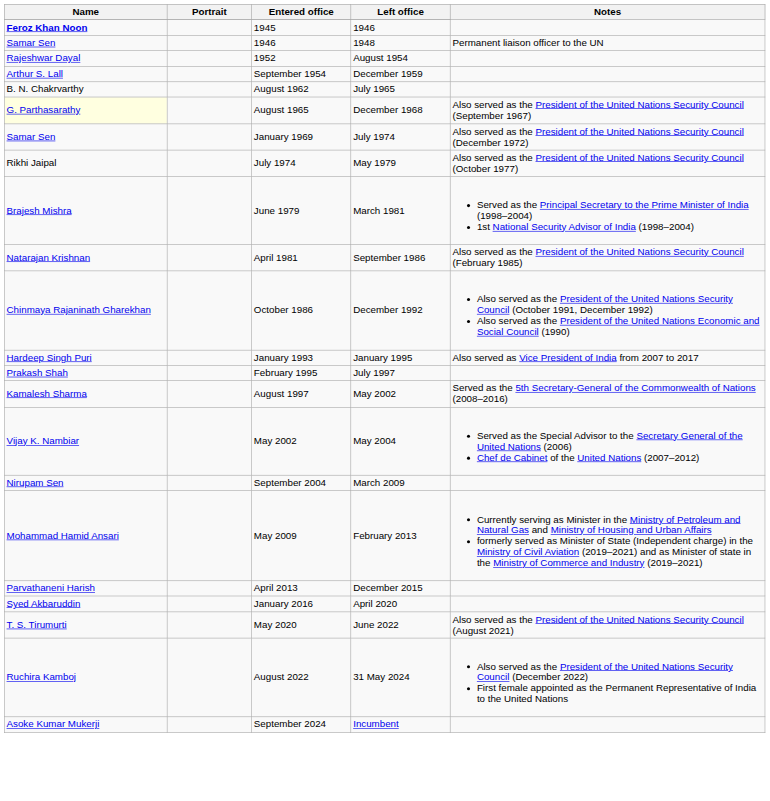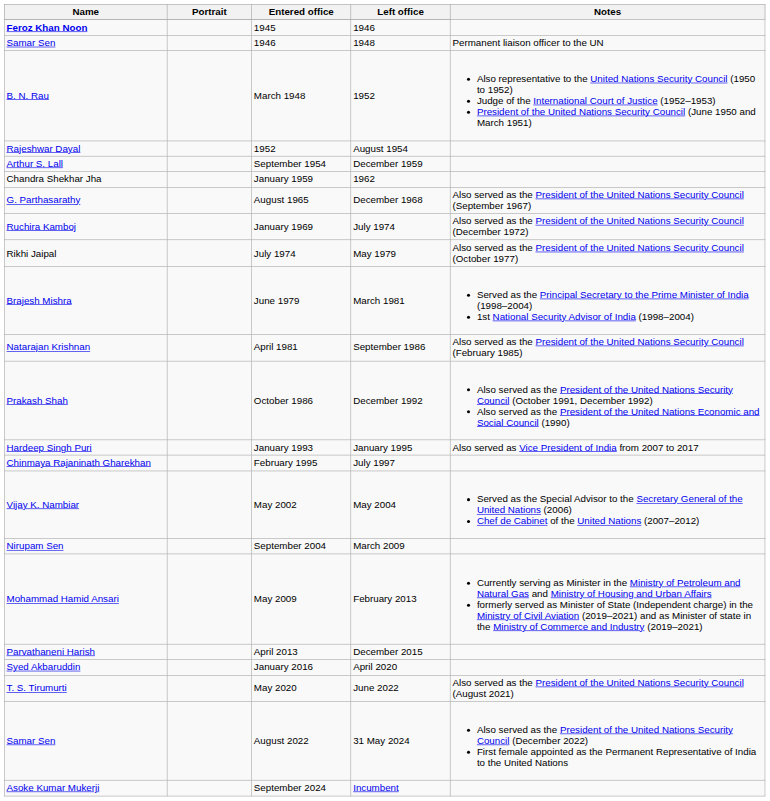+ row: (280, 95)
+ row: (283, 179)
- row: (281, 89)
(43, 110) lightyellow background -> (43, 200) no background
(31, 137) Samar Sen -> (41, 226) Ruchira Kamboj
(79, 310) Chinmaya Rajaninath Gharekhan -> (37, 400) Prakash Shah
(37, 373) Prakash Shah -> (79, 463) Chinmaya Rajaninath Gharekhan
- row: (281, 394)
(41, 677) Ruchira Kamboj -> (31, 741) Samar Sen
